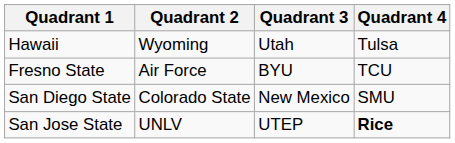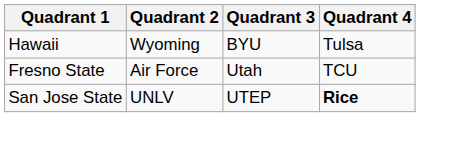(276, 44) Utah -> (244, 44) BYU
(276, 71) BYU -> (244, 71) Utah
- row: (70, 97)
